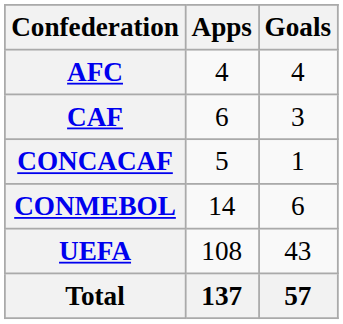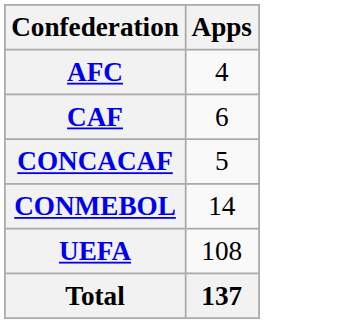- column: (298, 27)
